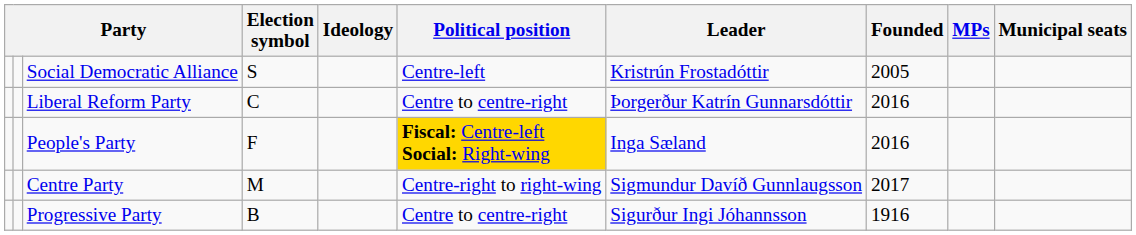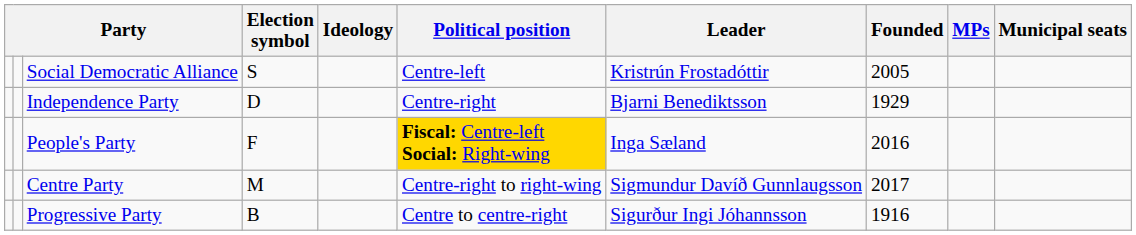+ row: (103, 102)
- row: (109, 102)
